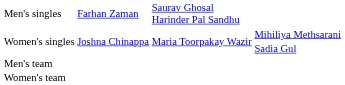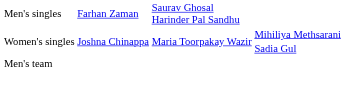- row: (35, 78)
